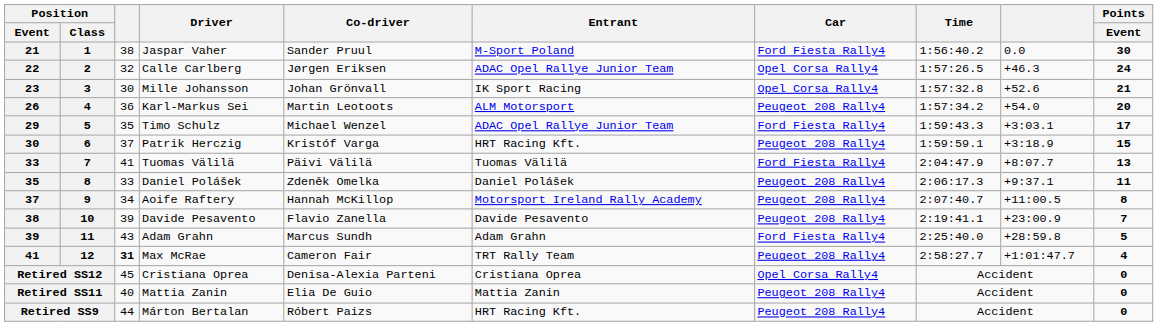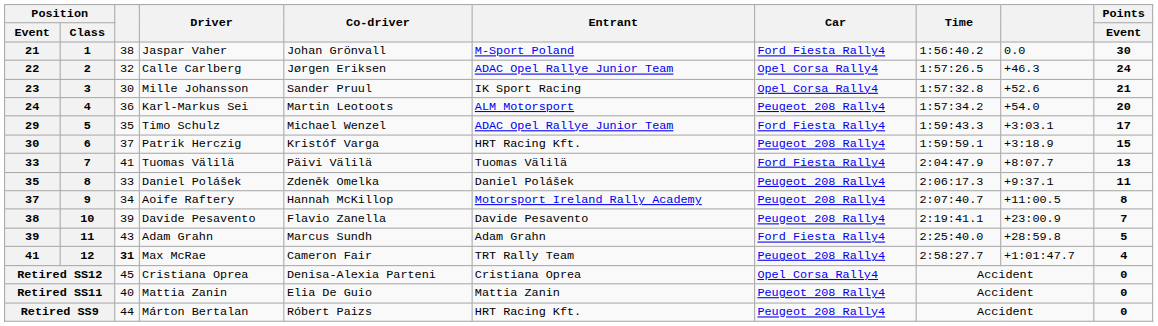(329, 51) Sander Pruul -> (337, 51) Johan Grönvall
(337, 88) Johan Grönvall -> (329, 88) Sander Pruul
(32, 107) 26 -> (32, 107) 24
